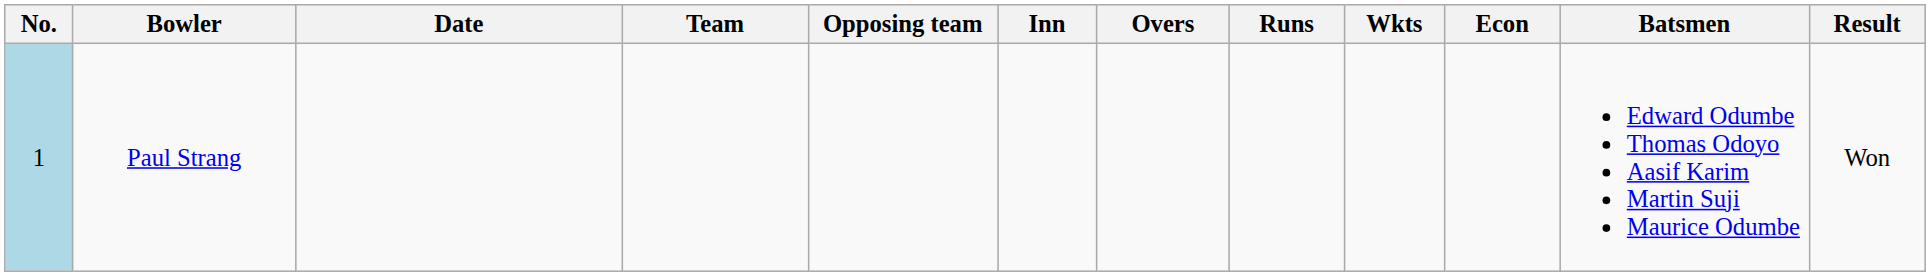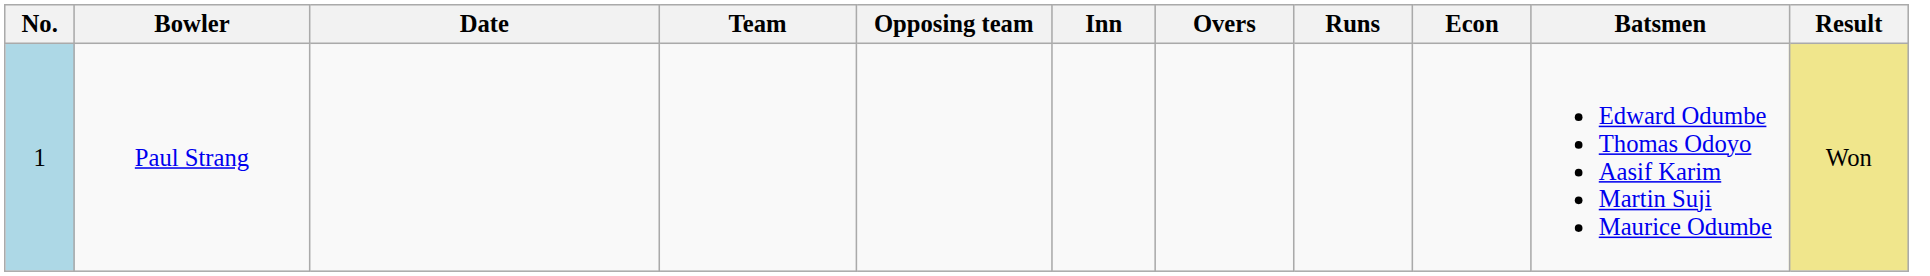- column: (1394, 24)
(1867, 157) no background -> (1849, 157) khaki background
